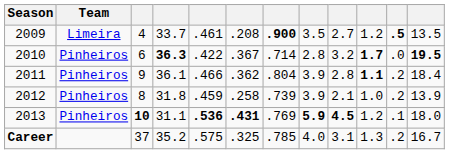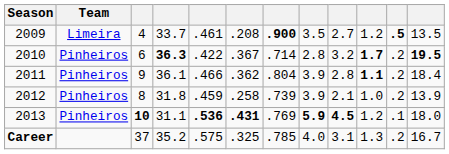(397, 56) .0 -> (397, 56) .2
